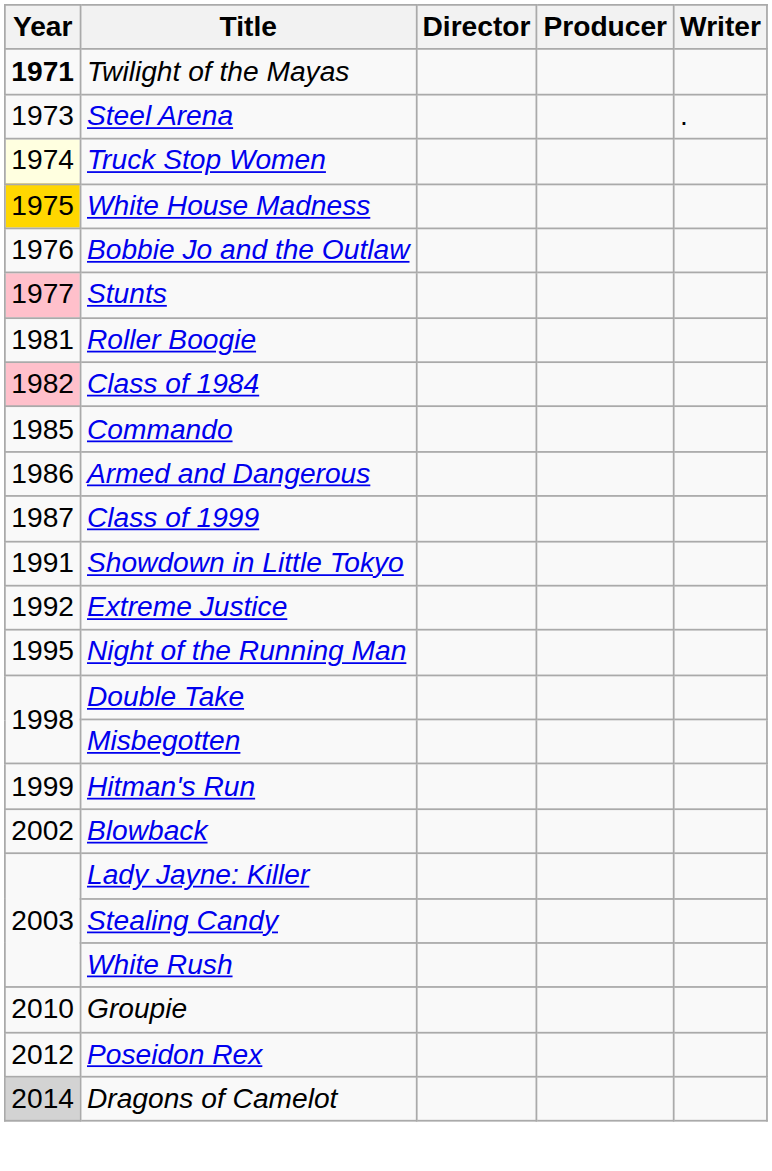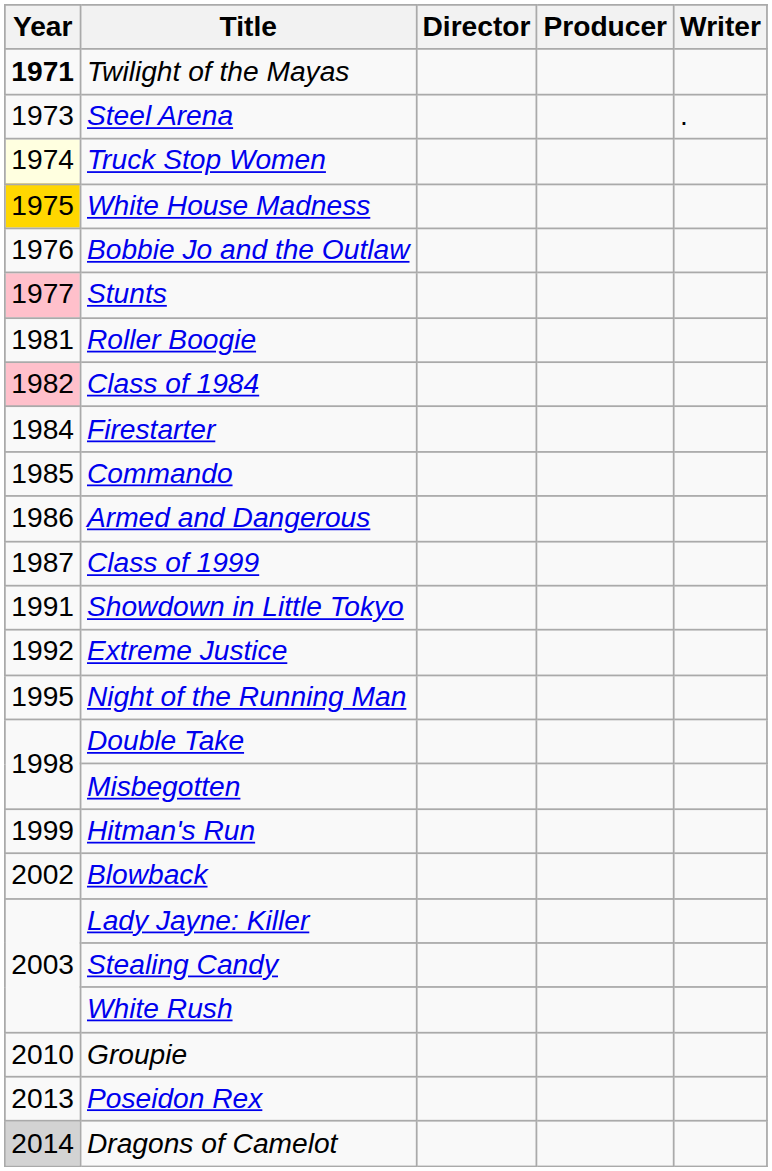+ row: (151, 428)
(43, 1054) 2012 -> (43, 1098) 2013
